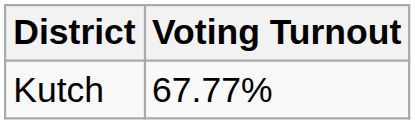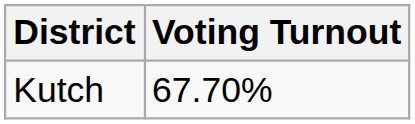(212, 88) 67.77% -> (212, 88) 67.70%
